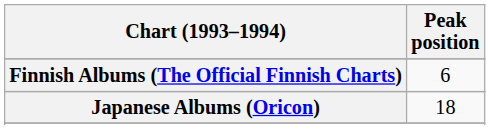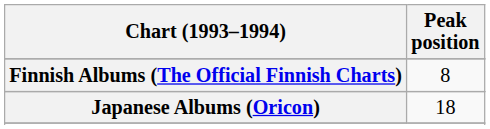(445, 75) 6 -> (445, 75) 8
